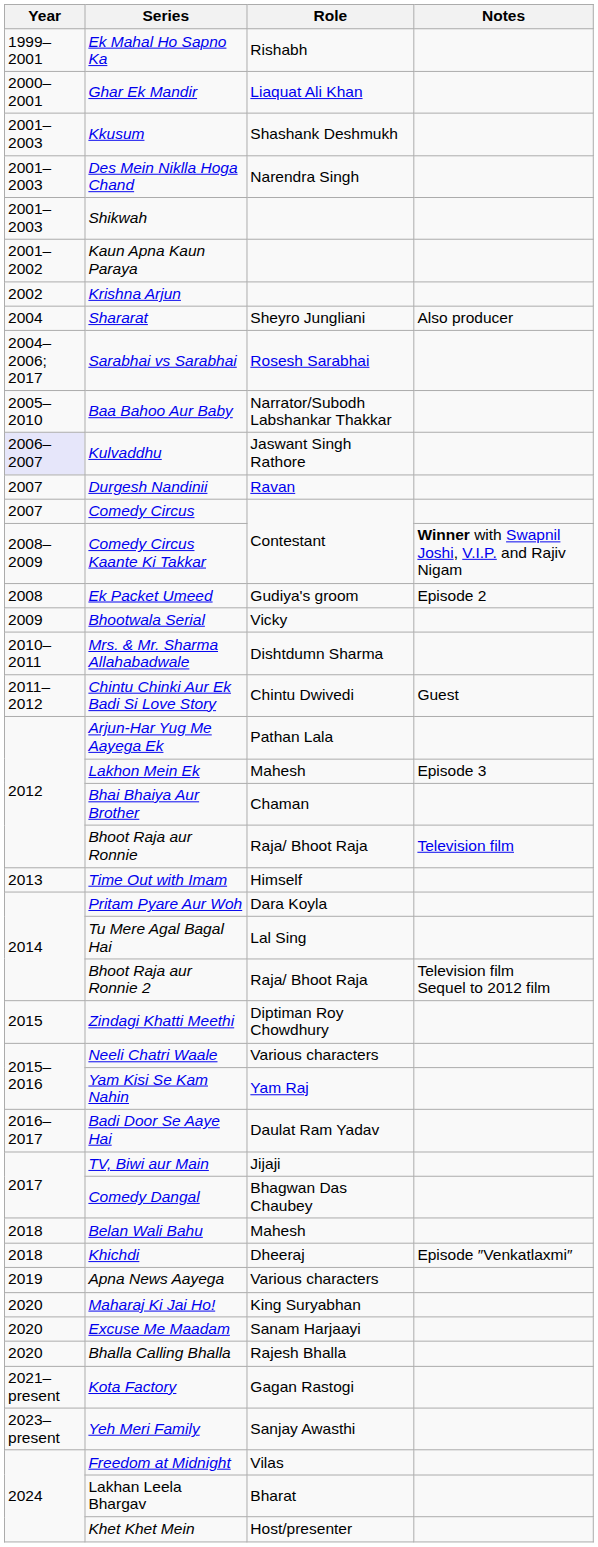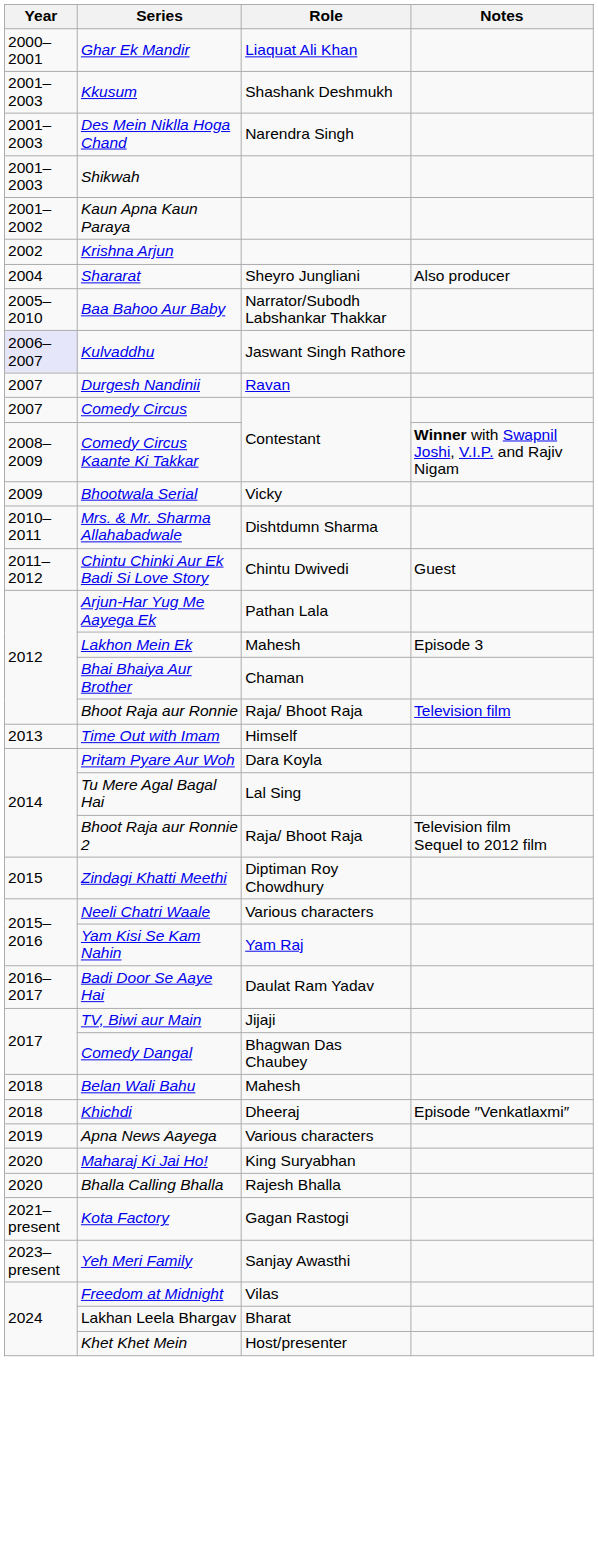- row: (157, 50)
- row: (163, 360)
- row: (151, 595)
- row: (159, 1329)
